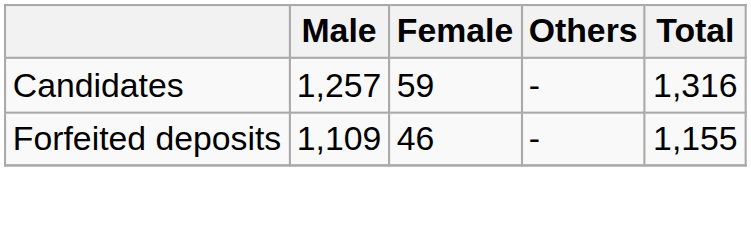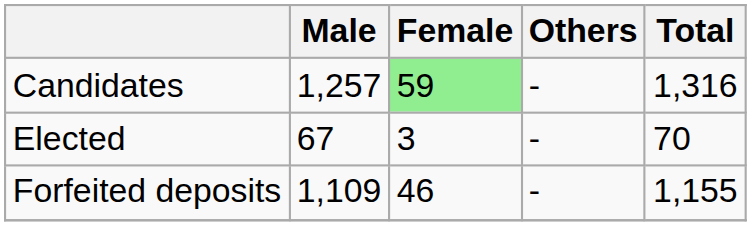(416, 84) no background -> (416, 84) lightgreen background
+ row: (69, 138)
